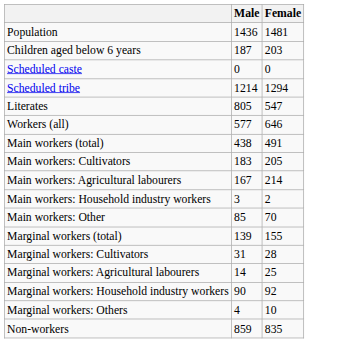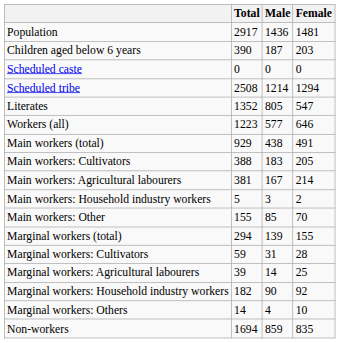+ column: (247, 13)
